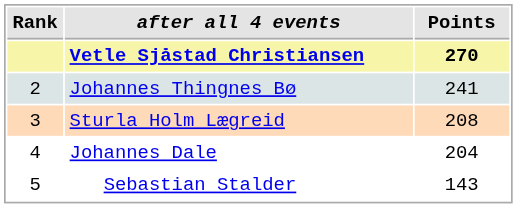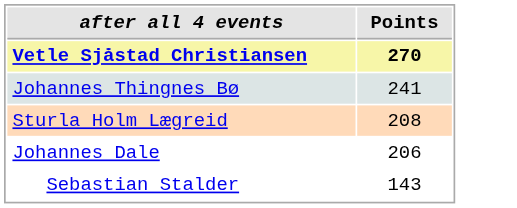- column: (35, 23)
(462, 153) 204 -> (405, 153) 206
